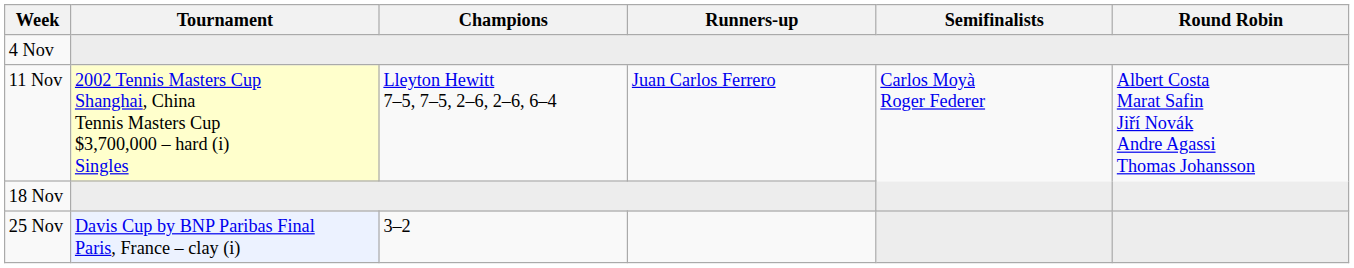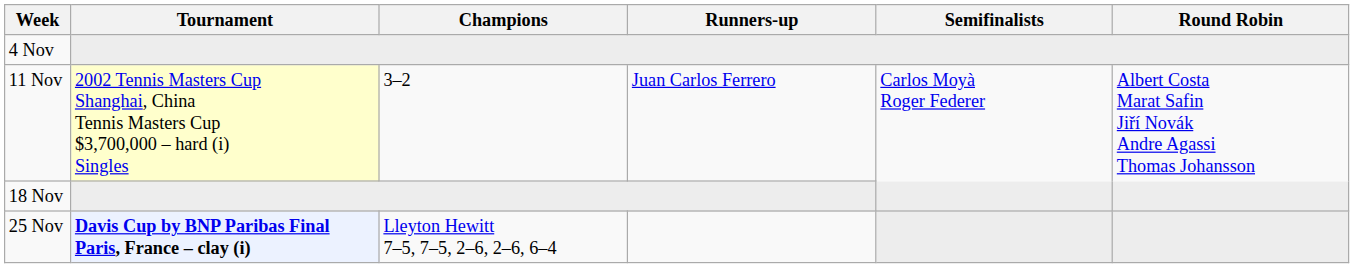(470, 90) Lleyton Hewitt 7–5, 7–5, 2–6, 2–6, 6–4 -> (397, 79) 3–2
(195, 237) normal -> (202, 237) bold
(397, 226) 3–2 -> (470, 237) Lleyton Hewitt 7–5, 7–5, 2–6, 2–6, 6–4
